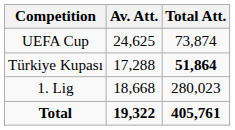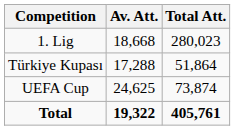rows swapped: (55, 88) <-> (55, 40)
(196, 64) bold -> (196, 64) normal
